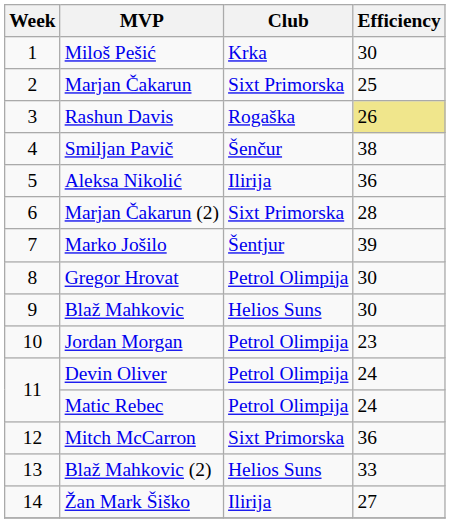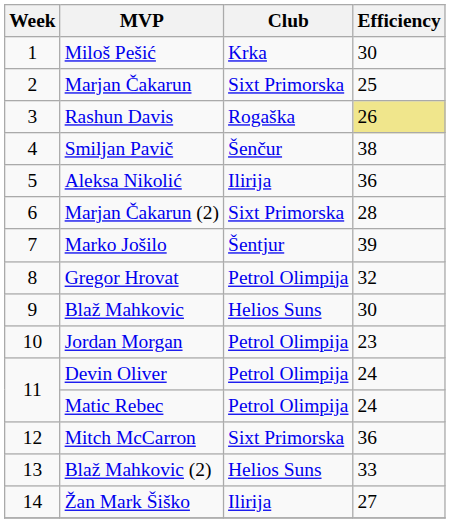(367, 277) 30 -> (367, 277) 32
